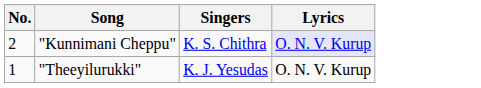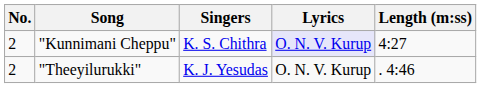+ column: (425, 17)
(12, 69) 1 -> (12, 69) 2
